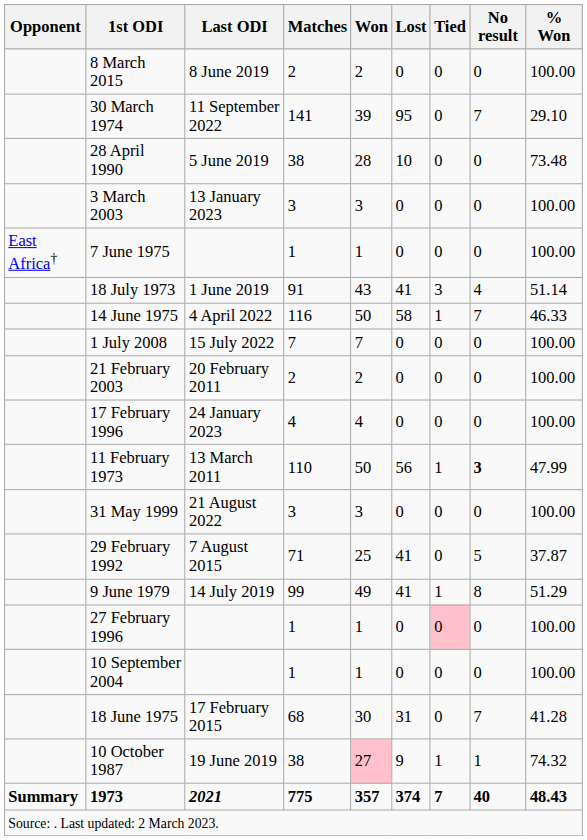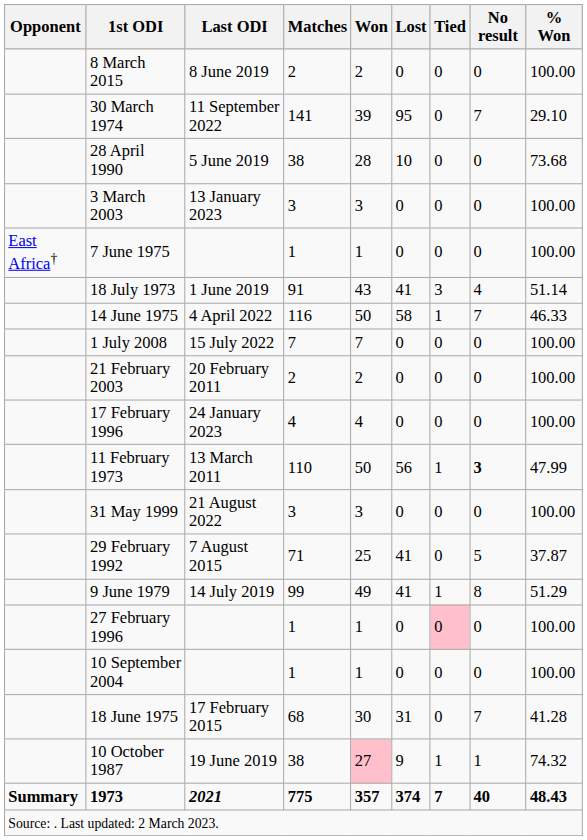(548, 160) 73.48 -> (548, 160) 73.68
